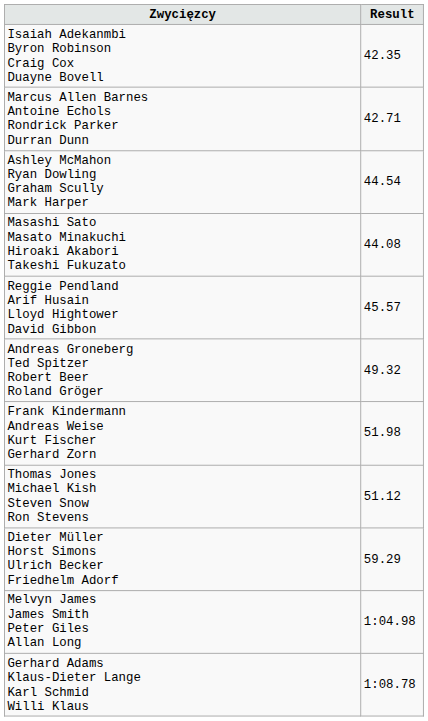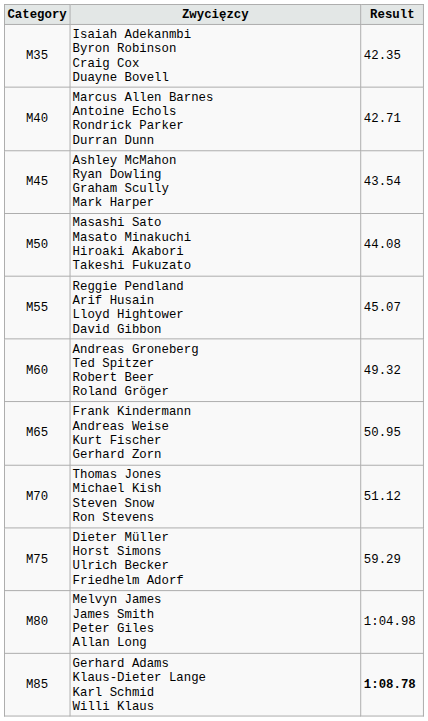+ column: (37, 15)
(382, 182) 44.54 -> (382, 182) 43.54
(382, 308) 45.57 -> (382, 308) 45.07
(382, 433) 51.98 -> (382, 433) 50.95
(390, 685) normal -> (390, 685) bold
